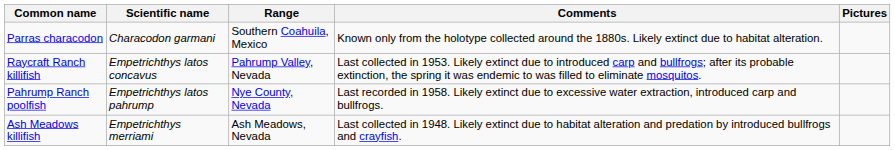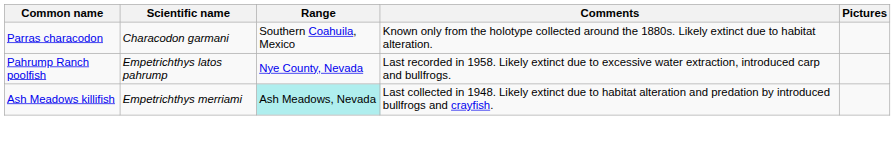- row: (46, 68)
(269, 130) no background -> (318, 99) paleturquoise background
